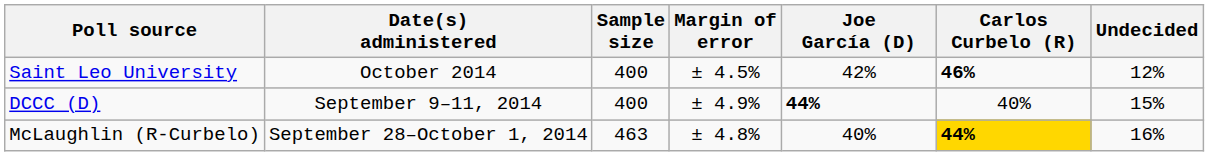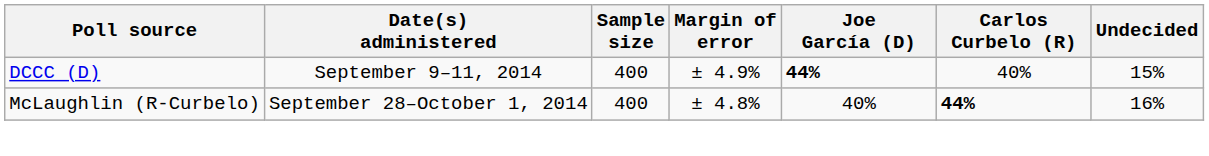- row: (123, 73)
(631, 135) 463 -> (631, 104) 400
(958, 135) gold background -> (958, 104) no background
